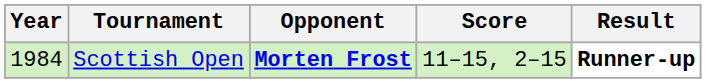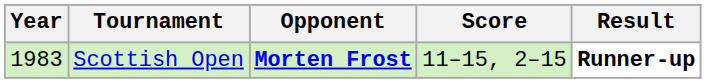(36, 60) 1984 -> (36, 60) 1983
